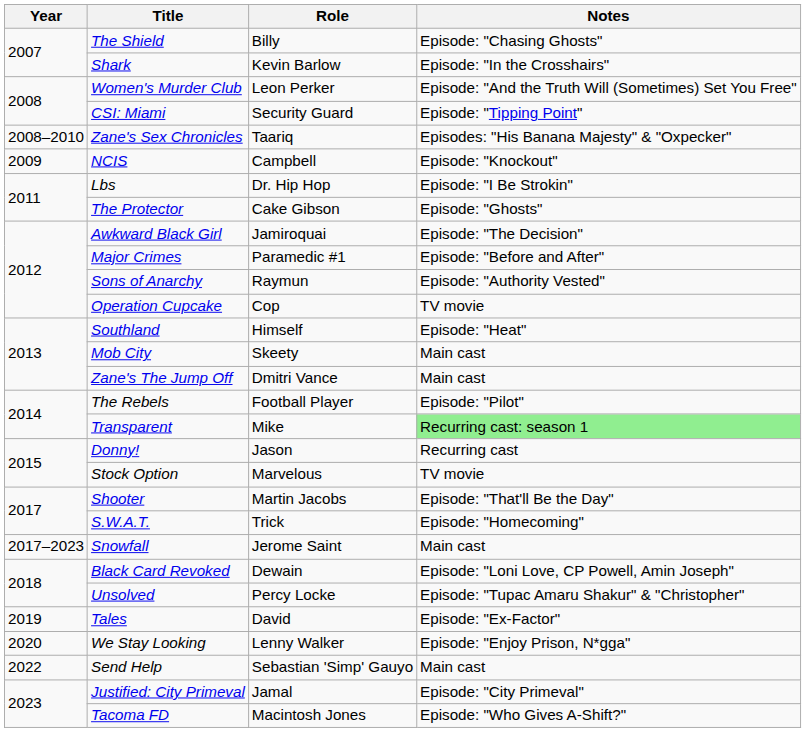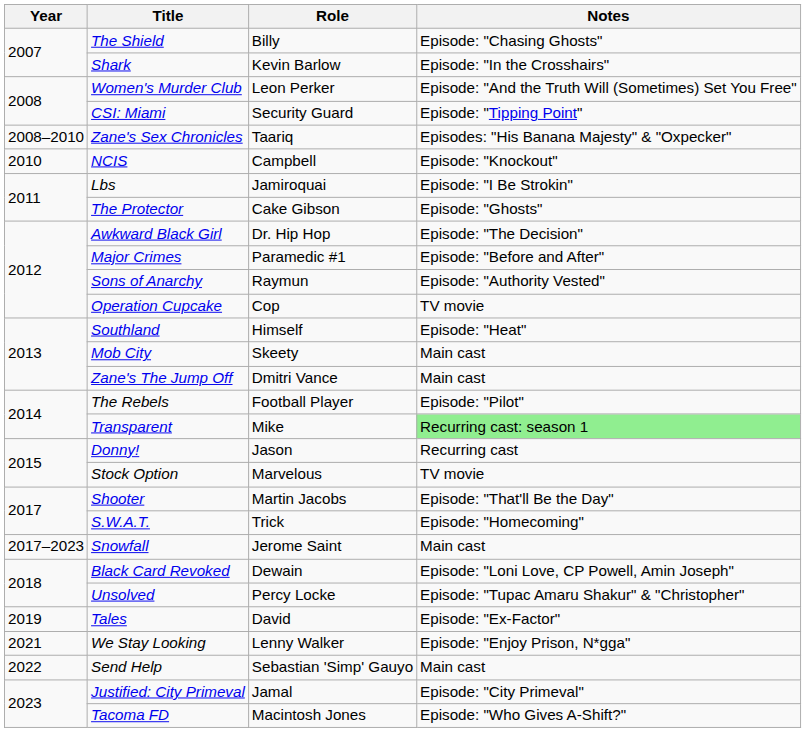(25, 161) 2009 -> (25, 161) 2010
(291, 185) Dr. Hip Hop -> (289, 185) Jamiroquai
(289, 233) Jamiroquai -> (291, 233) Dr. Hip Hop
(25, 643) 2020 -> (25, 643) 2021
